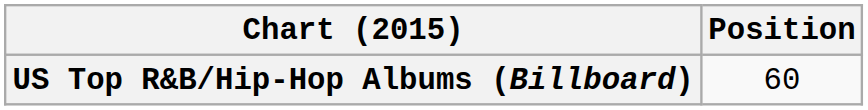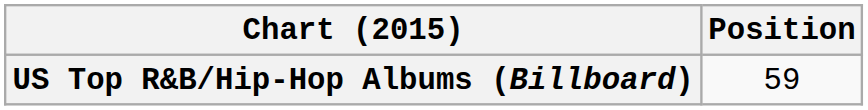(782, 80) 60 -> (782, 80) 59
